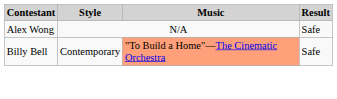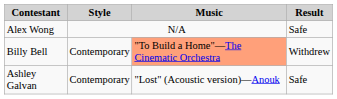(311, 51) Safe -> (309, 51) Withdrew
+ row: (22, 79)
